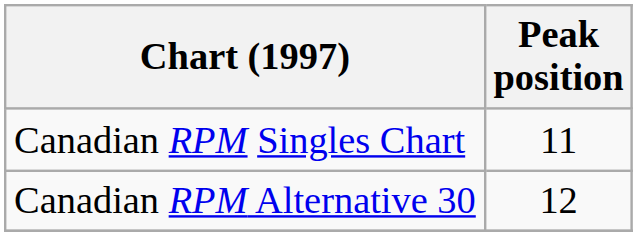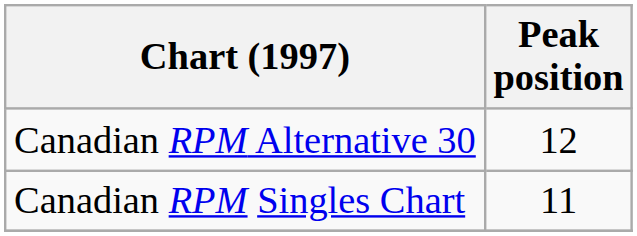rows swapped: (240, 139) <-> (245, 199)
